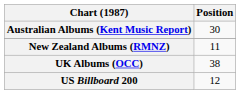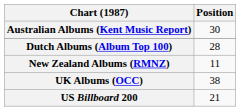+ row: (99, 47)
(215, 81) 12 -> (215, 98) 21
